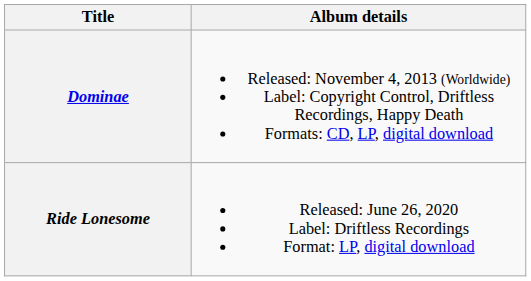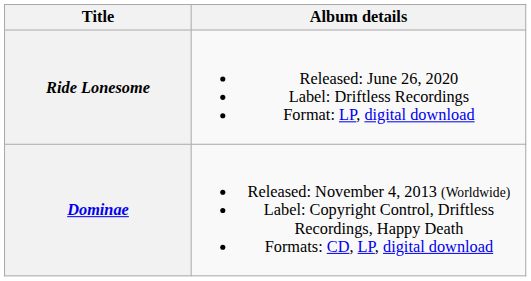rows swapped: (98, 96) <-> (98, 219)
